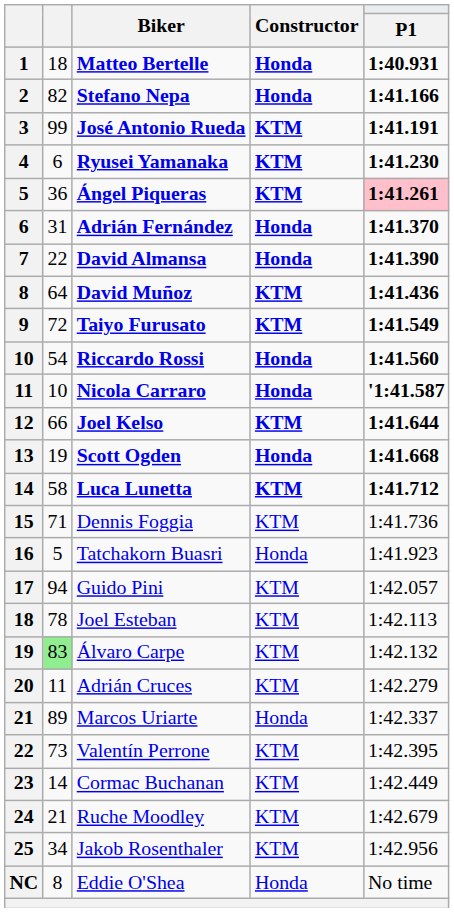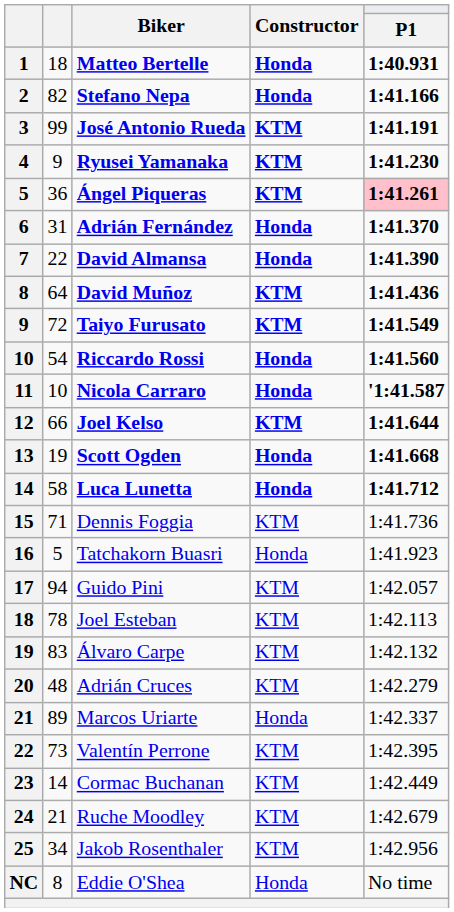(57, 160) 6 -> (57, 160) 9
(279, 488) KTM -> (284, 488) Honda
(57, 652) lightgreen background -> (57, 652) no background
(57, 685) 11 -> (57, 685) 48
